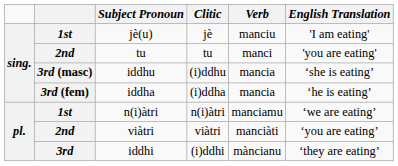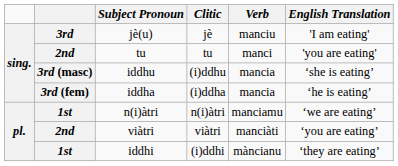(65, 33) 1st -> (65, 33) 3rd
(65, 151) 3rd -> (65, 151) 1st
